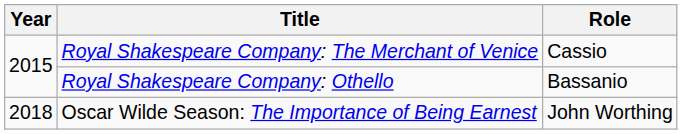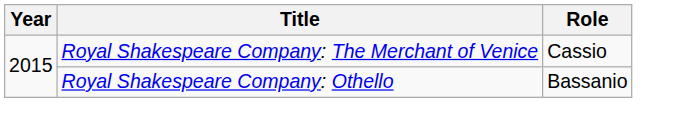- row: (299, 112)
